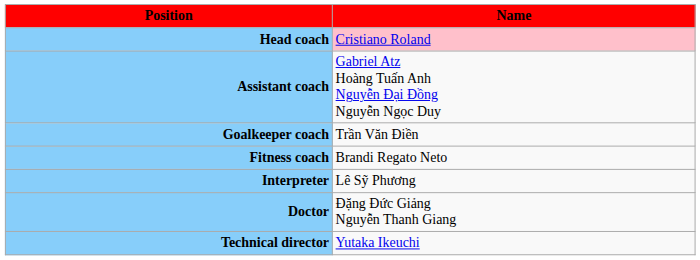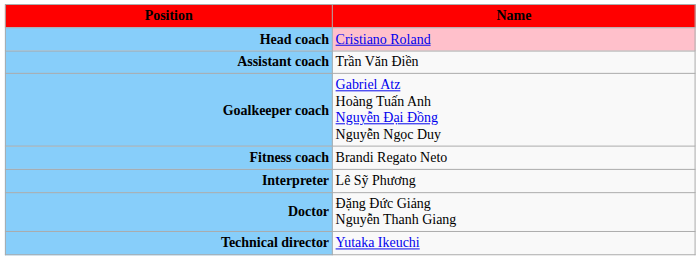(388, 87) Gabriel Atz Hoàng Tuấn Anh Nguyễn Đại Đồng Nguyễn Ngọc Duy -> (377, 62) Trần Văn Điền
(377, 134) Trần Văn Điền -> (388, 110) Gabriel Atz Hoàng Tuấn Anh Nguyễn Đại Đồng Nguyễn Ngọc Duy
